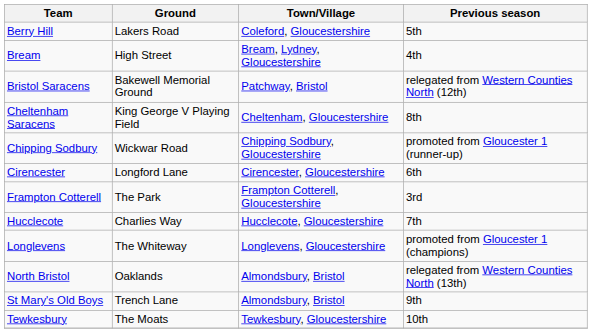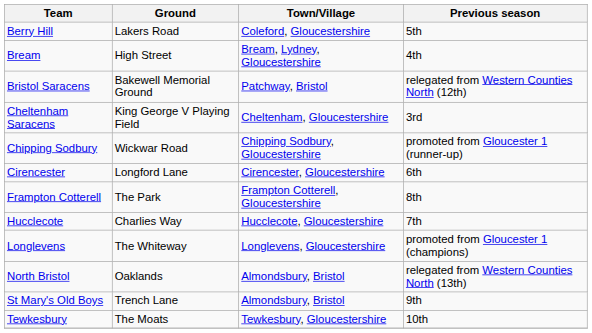(414, 117) 8th -> (414, 117) 3rd
(414, 197) 3rd -> (414, 197) 8th
